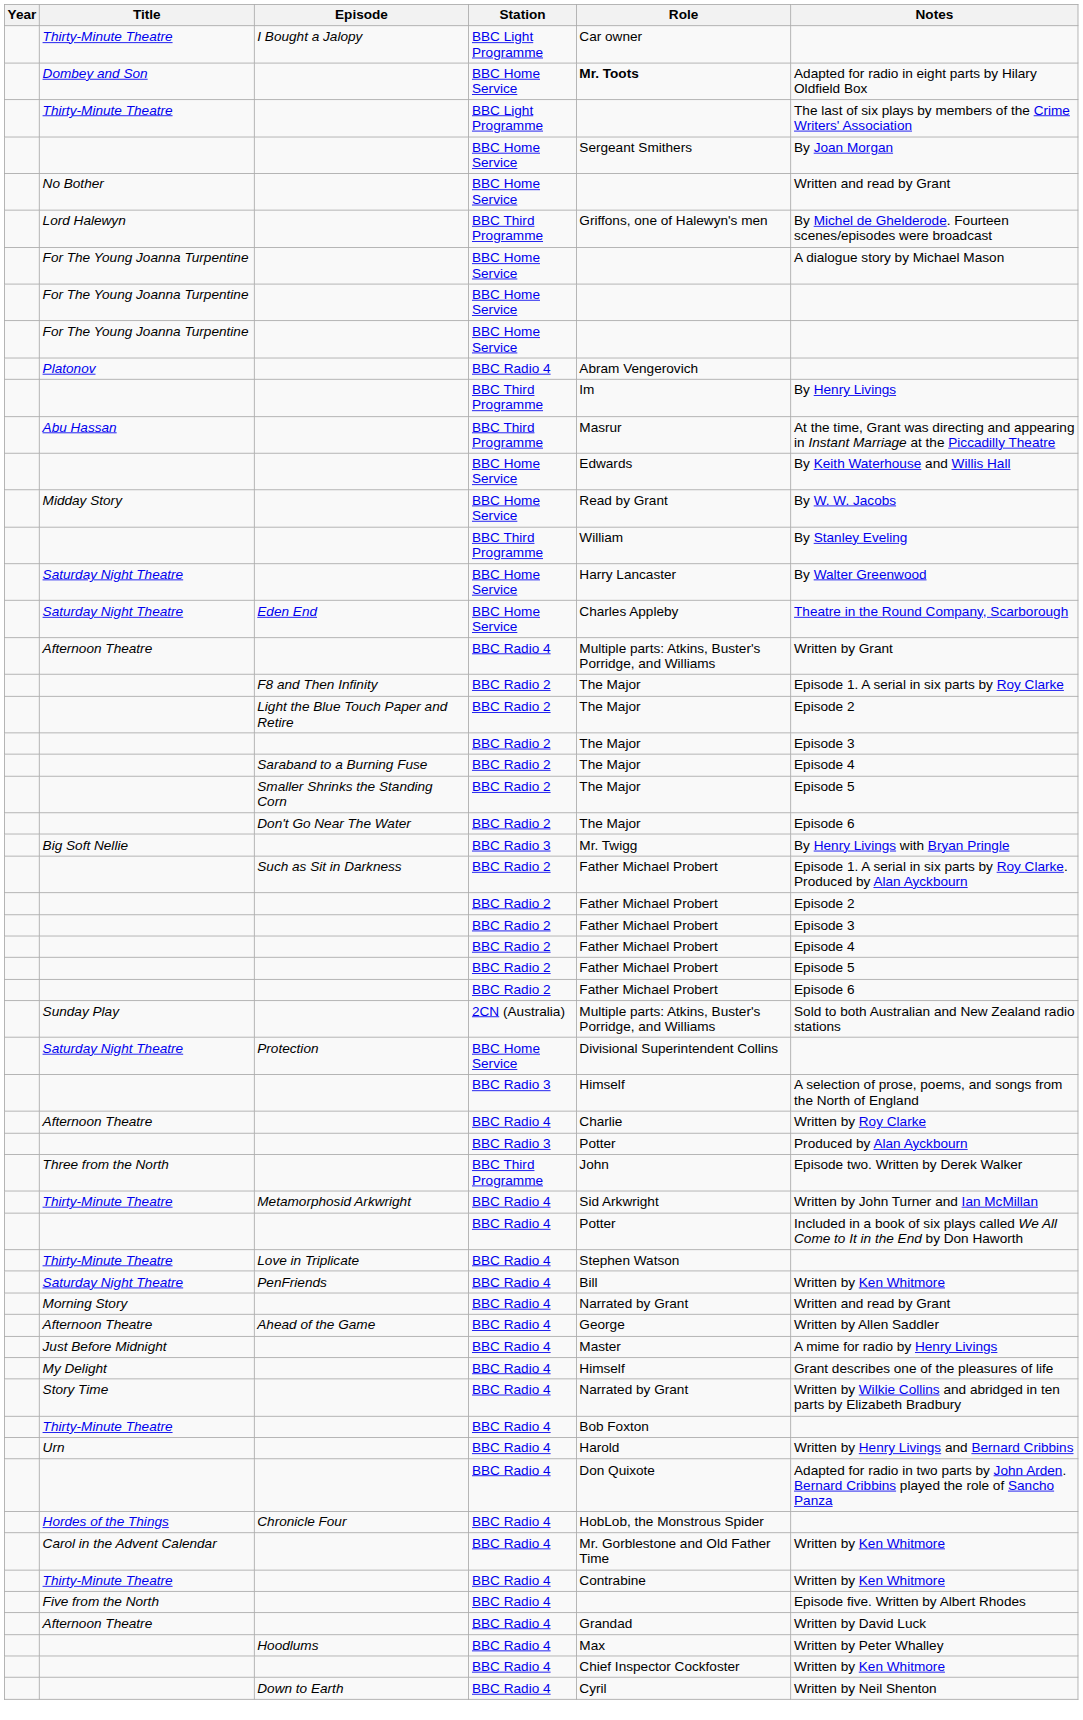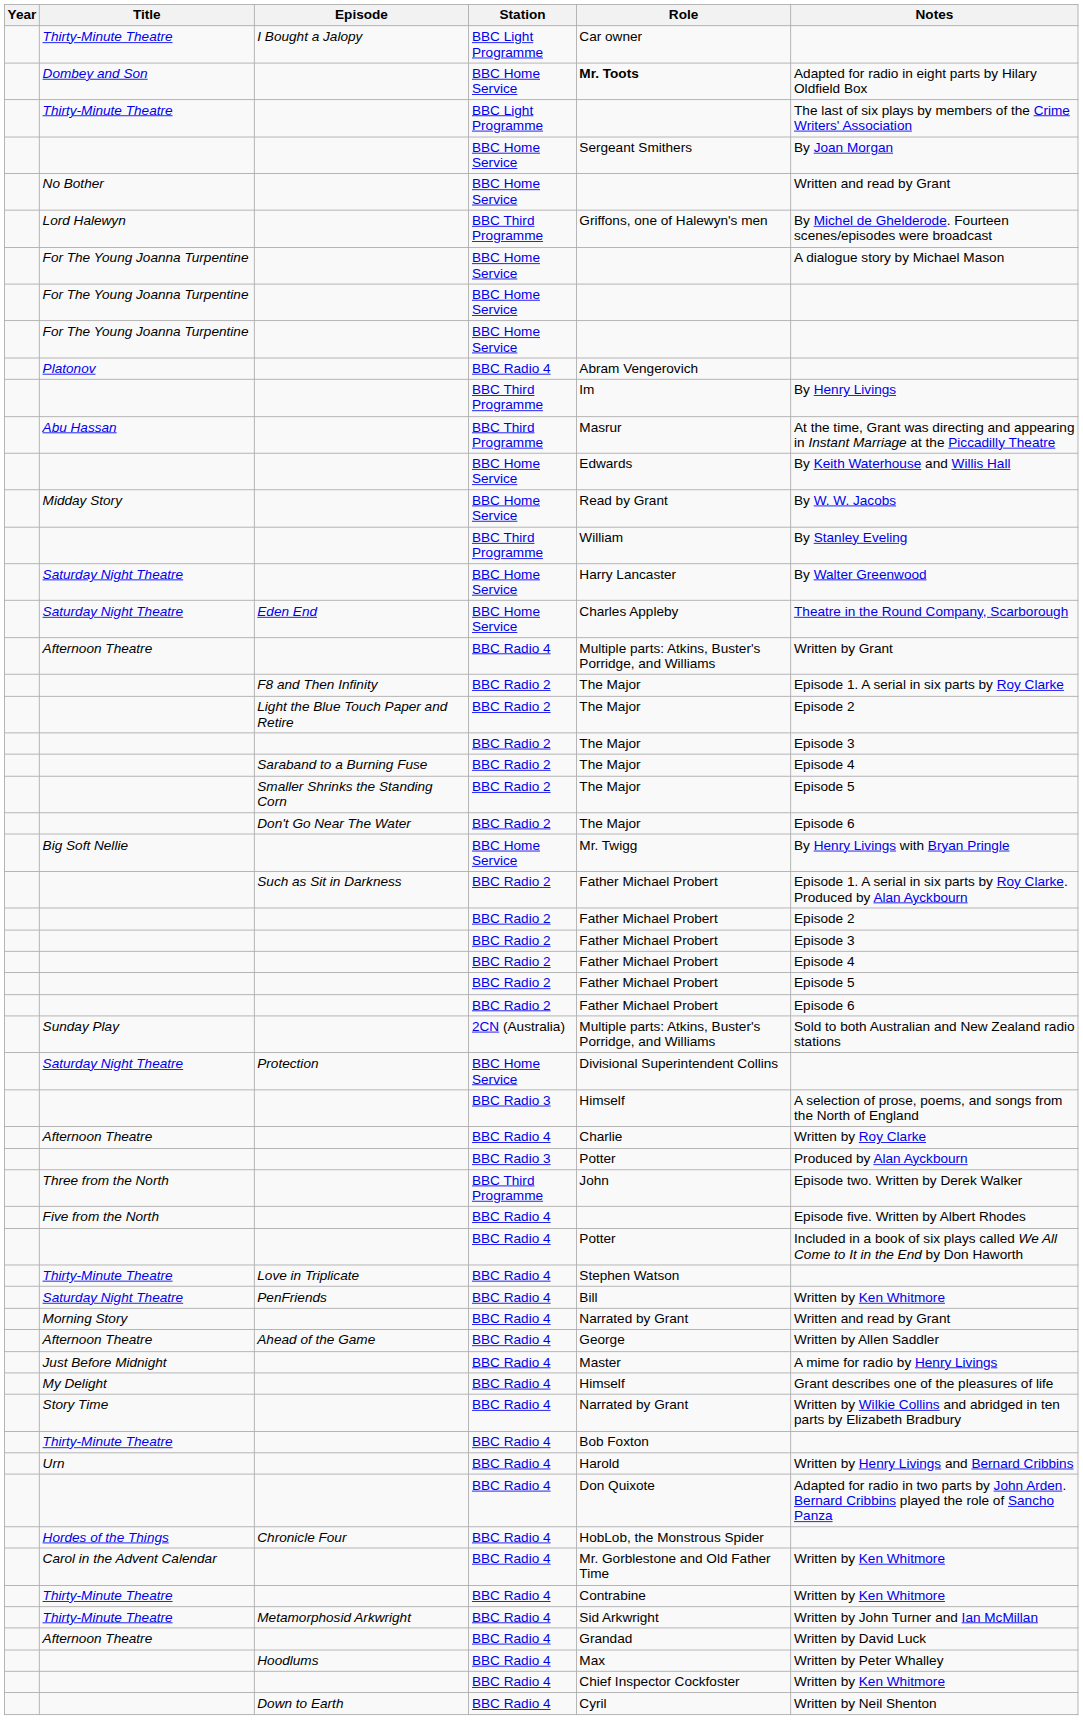(511, 845) BBC Radio 3 -> (506, 852) BBC Home Service
rows swapped: (101, 1602) <-> (108, 1202)
